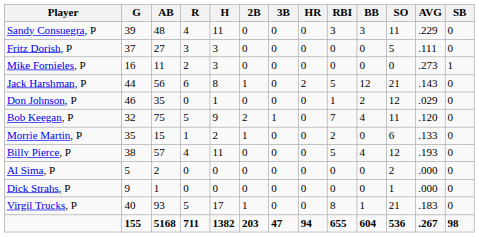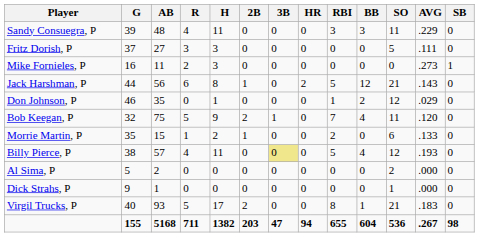(274, 153) no background -> (274, 153) khaki background
(245, 205) 1 -> (245, 205) 2
